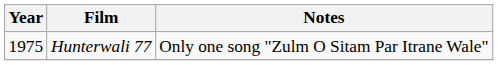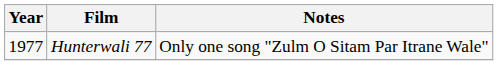(26, 45) 1975 -> (26, 45) 1977
